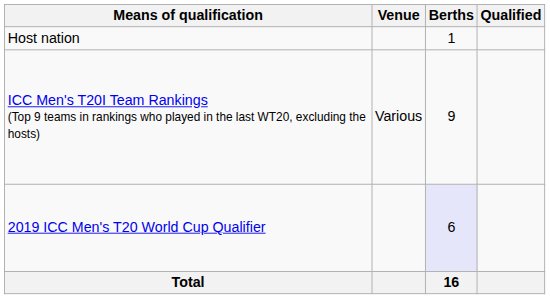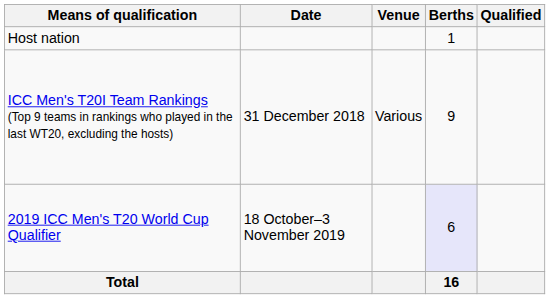+ column: (306, 15)
